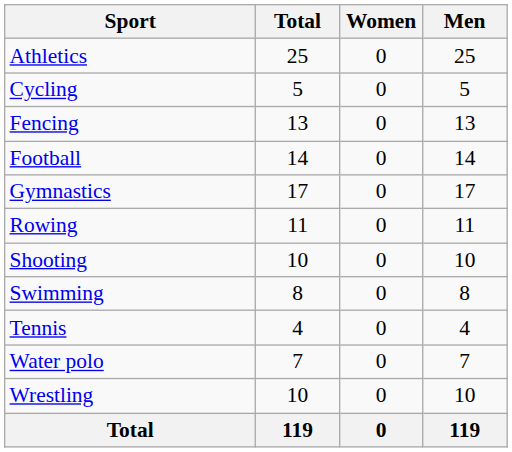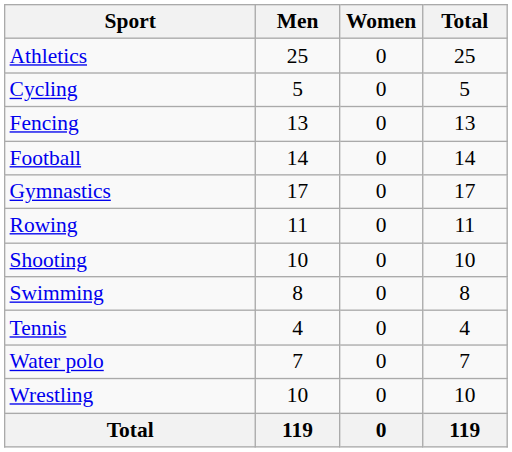columns swapped: (465, 21) <-> (298, 21)
